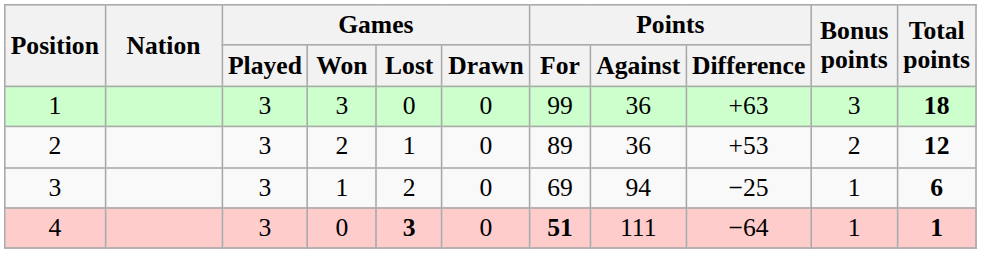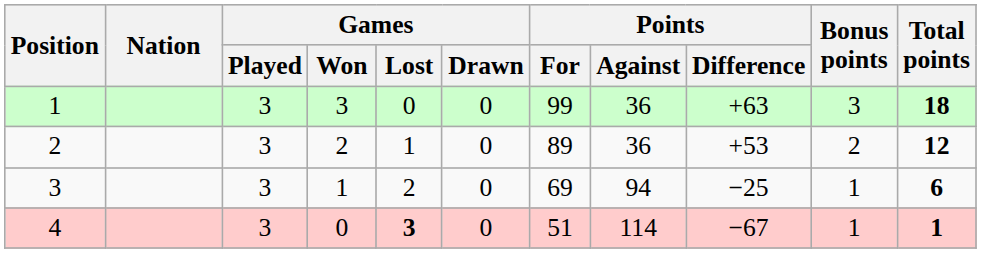(560, 227) bold -> (560, 227) normal
(638, 227) 111 -> (638, 227) 114
(749, 227) −64 -> (749, 227) −67
